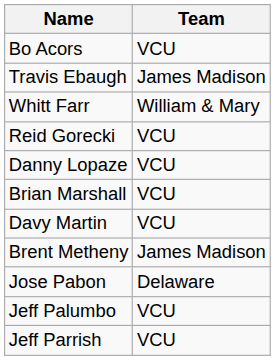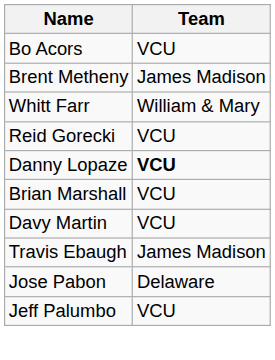rows swapped: (68, 77) <-> (69, 252)
(156, 164) normal -> (156, 164) bold
- row: (55, 340)
